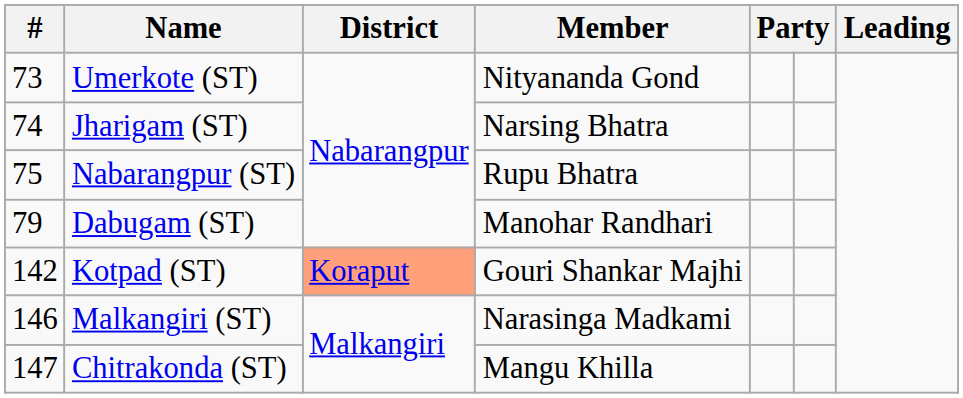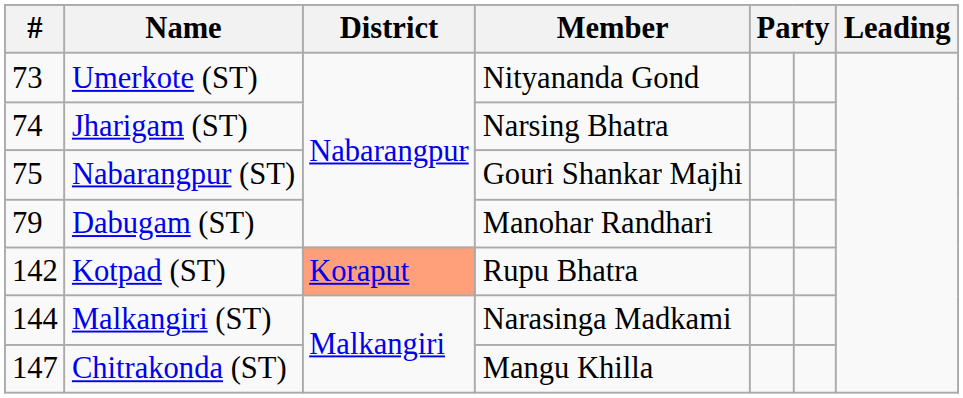(560, 174) Rupu Bhatra -> (613, 174) Gouri Shankar Majhi
(613, 271) Gouri Shankar Majhi -> (560, 271) Rupu Bhatra
(35, 319) 146 -> (35, 319) 144
